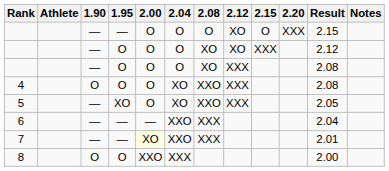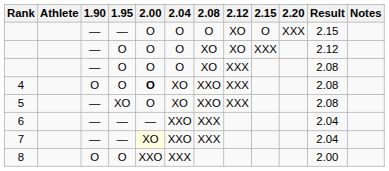(150, 85) normal -> (150, 85) bold
(327, 103) 2.05 -> (327, 103) 2.08
(327, 139) 2.01 -> (327, 139) 2.04
